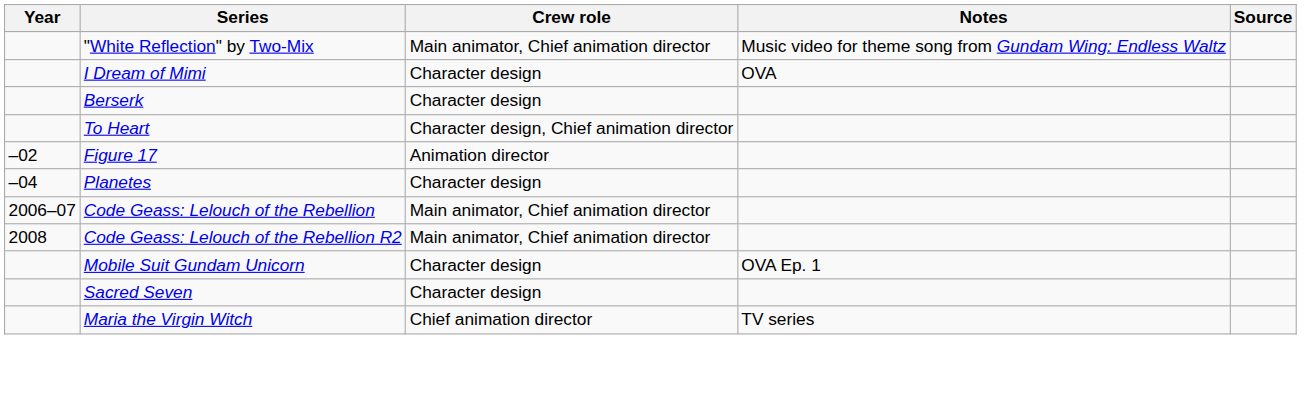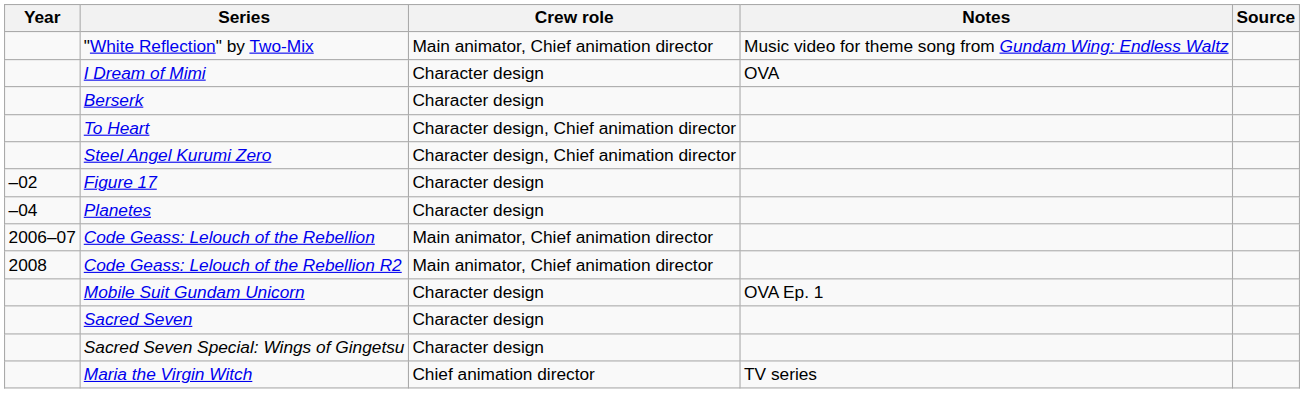+ row: (178, 155)
(479, 155) Animation director -> (478, 182) Character design
+ row: (244, 347)
